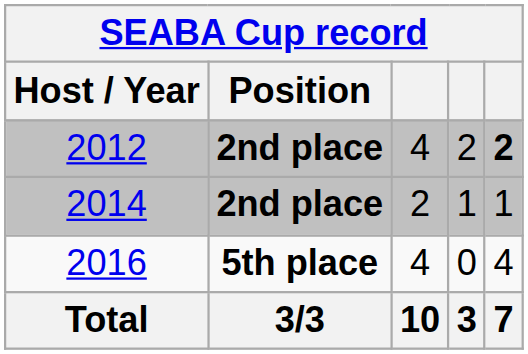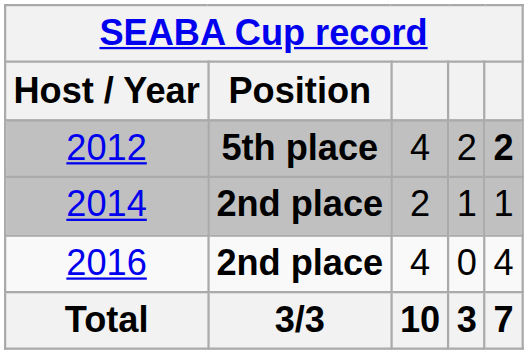(300, 147) 2nd place -> (300, 147) 5th place
(300, 262) 5th place -> (300, 262) 2nd place
